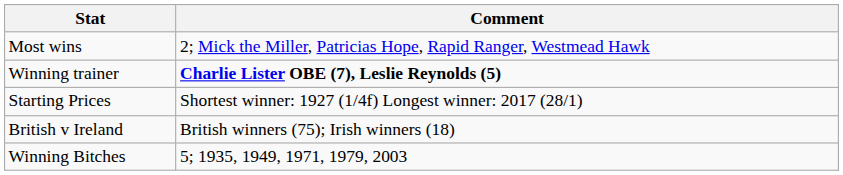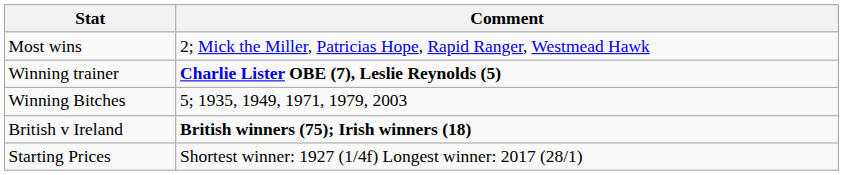rows swapped: (67, 156) <-> (60, 101)
(317, 128) normal -> (326, 128) bold
